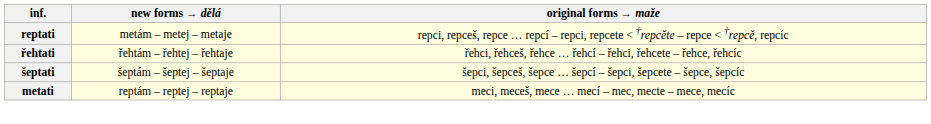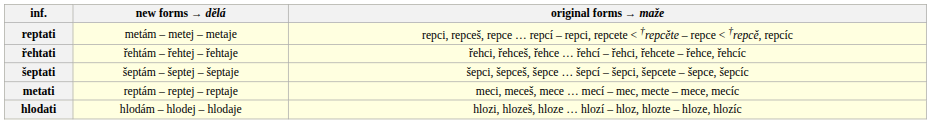+ row: (39, 109)
